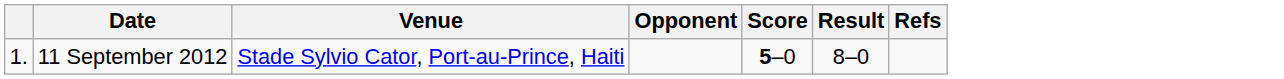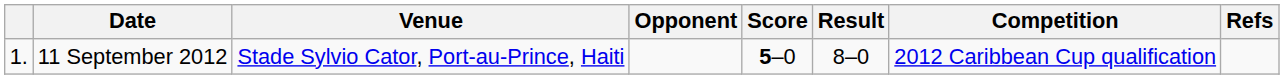+ column: (1055, 21)
